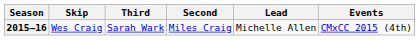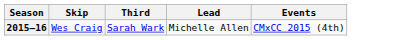- column: (200, 12)
